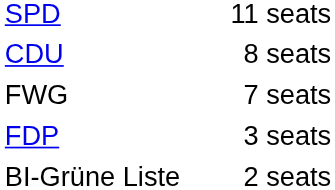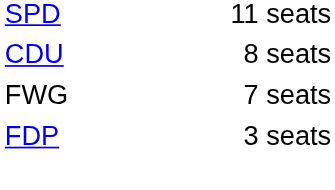- row: (92, 176)
